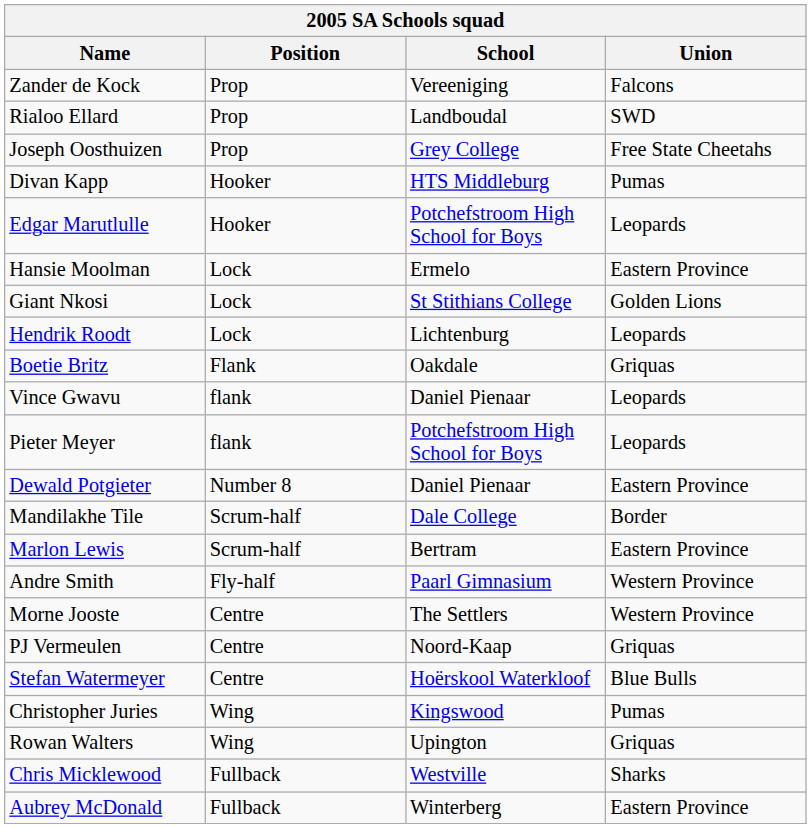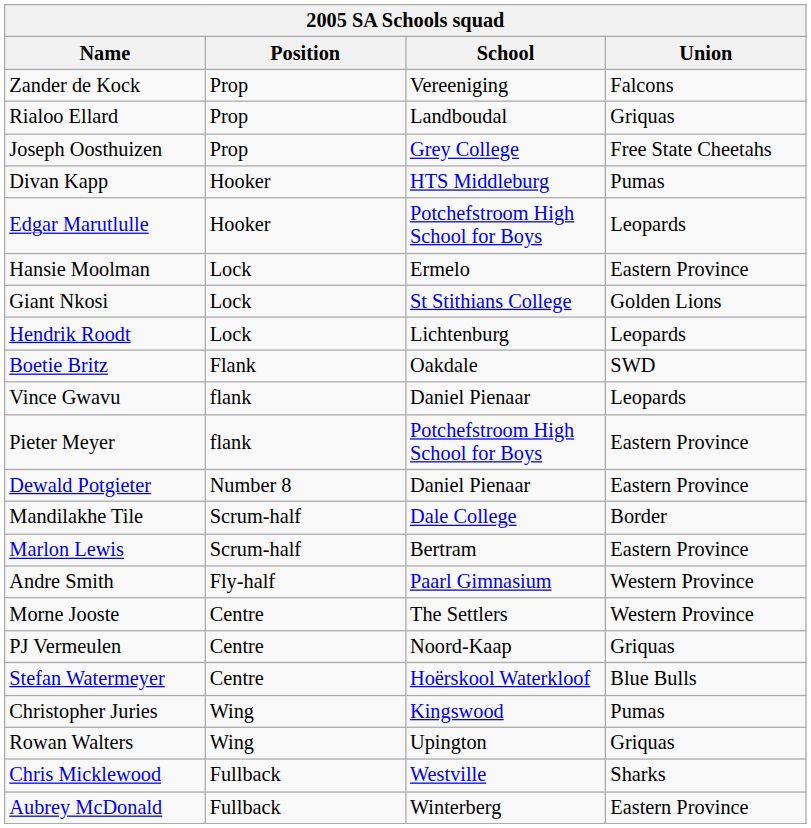(633, 117) SWD -> (643, 117) Griquas
(643, 365) Griquas -> (633, 365) SWD
(648, 441) Leopards -> (679, 441) Eastern Province
